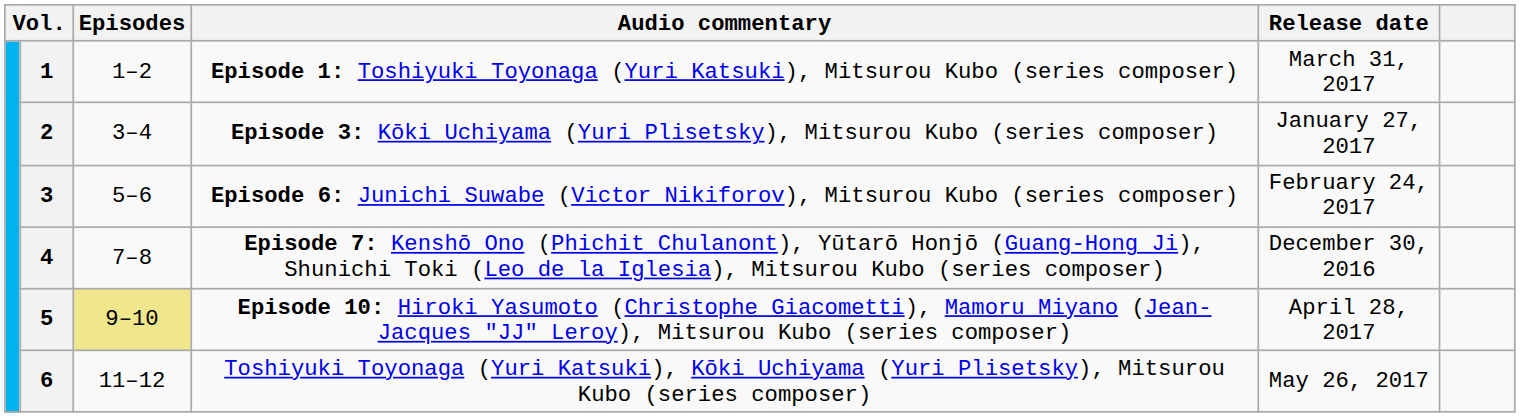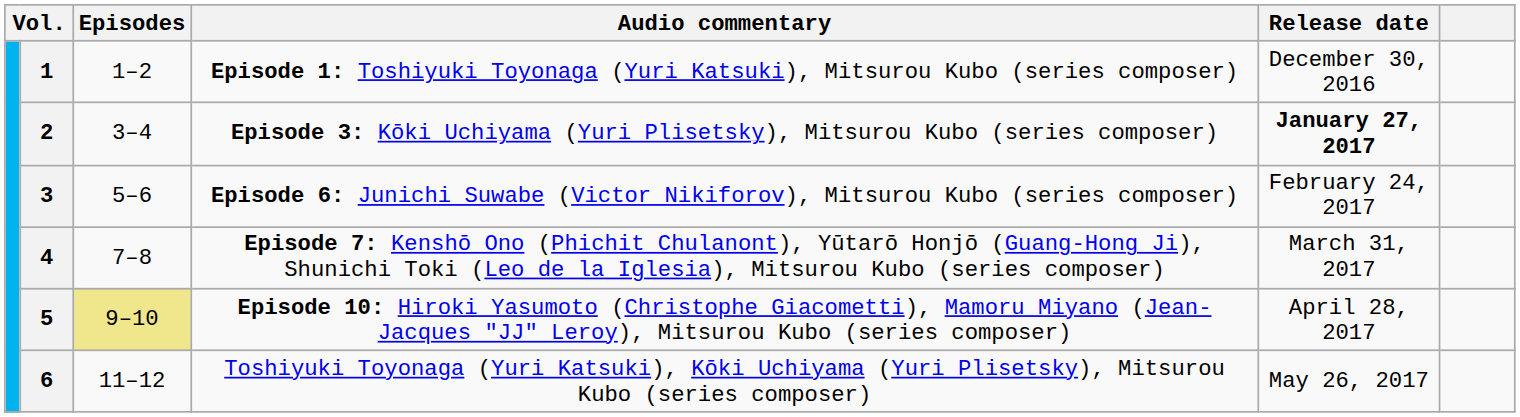(1349, 72) March 31, 2017 -> (1349, 72) December 30, 2016
(1349, 134) normal -> (1349, 134) bold
(1349, 258) December 30, 2016 -> (1349, 258) March 31, 2017
